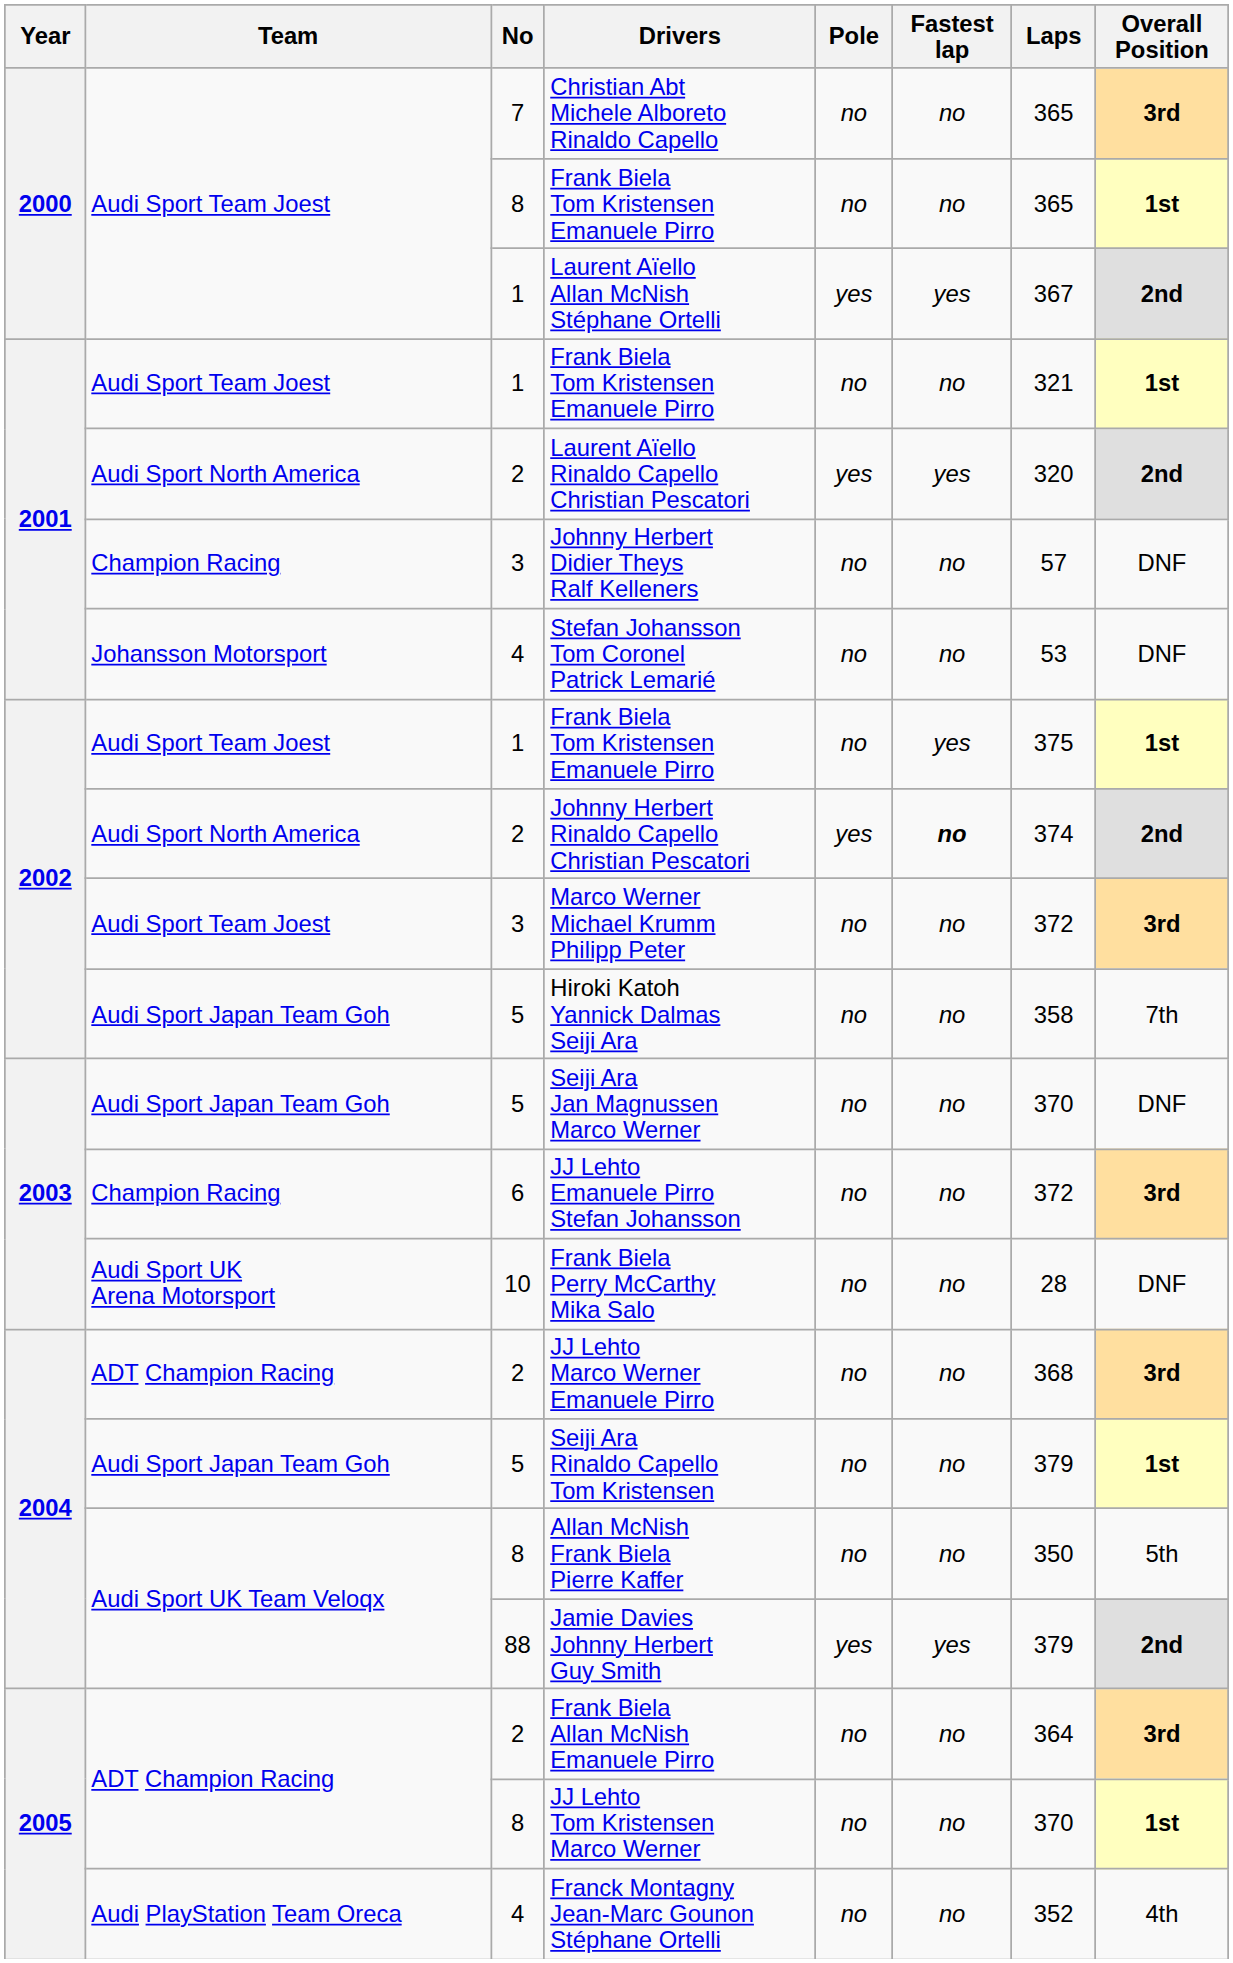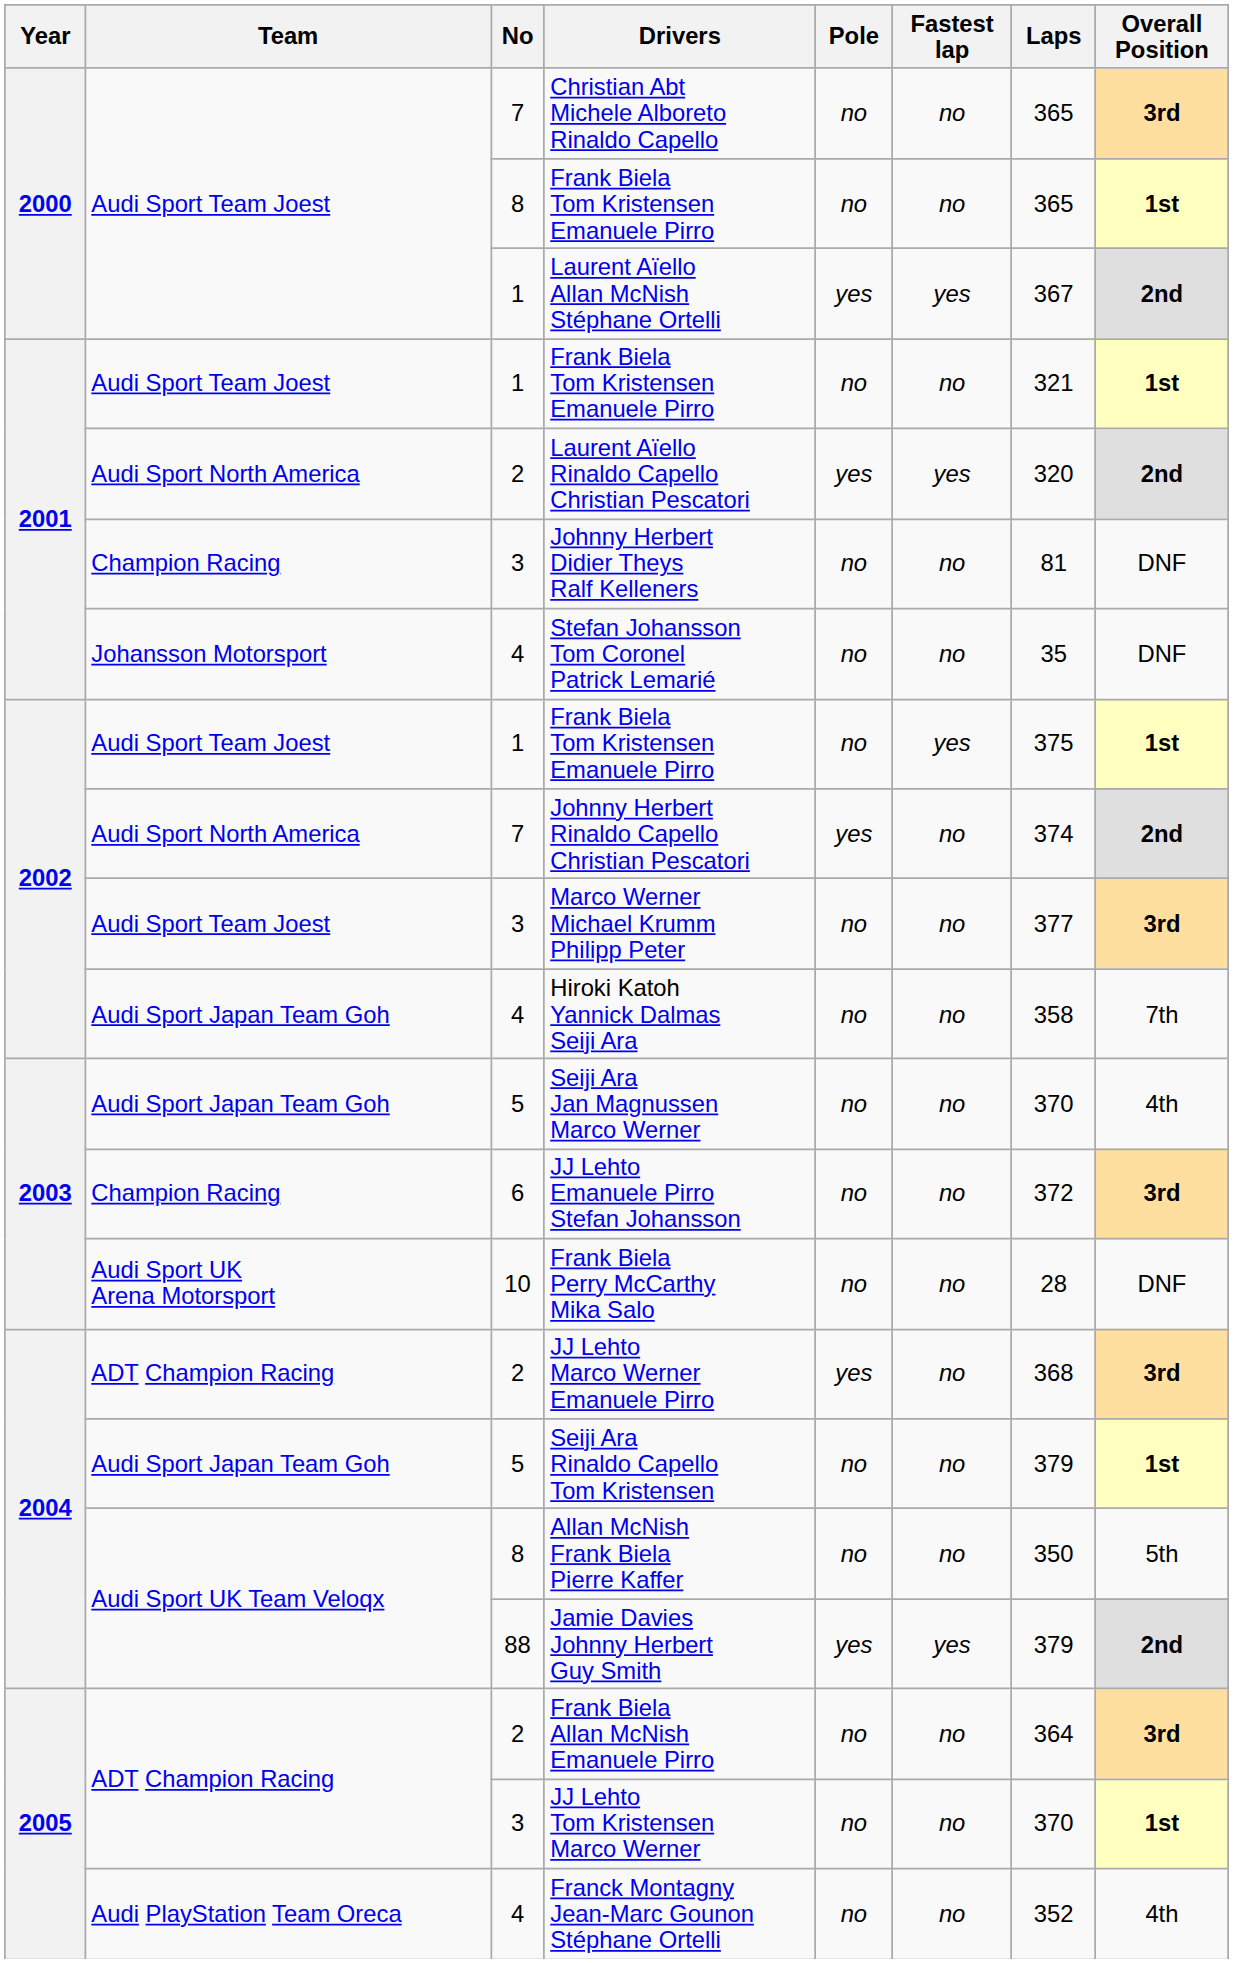(1054, 563) 57 -> (1054, 563) 81
(1054, 653) 53 -> (1054, 653) 35
(518, 833) 2 -> (518, 833) 7
(952, 833) bold -> (952, 833) normal
(1054, 923) 372 -> (1054, 923) 377
(518, 1013) 5 -> (518, 1013) 4
(1162, 1103) DNF -> (1162, 1103) 4th
(854, 1373) no -> (854, 1373) yes
(518, 1824) 8 -> (518, 1824) 3
